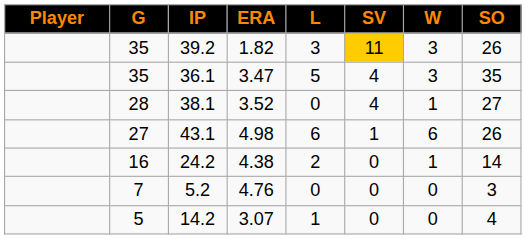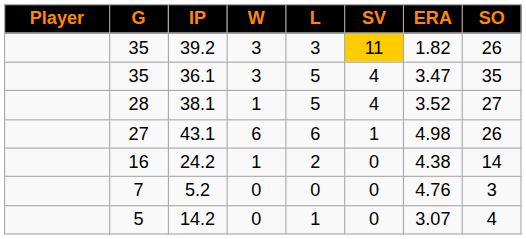columns swapped: (433, 18) <-> (256, 18)
(315, 104) 0 -> (315, 104) 5
